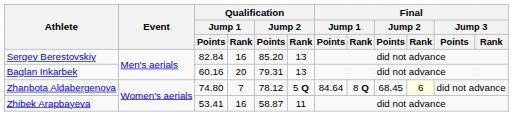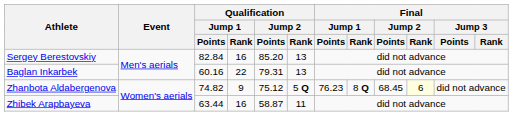(241, 73) 20 -> (241, 73) 22
(211, 88) 74.80 -> (211, 88) 74.82
(241, 88) 7 -> (241, 88) 9
(271, 88) 78.12 -> (271, 88) 75.12
(331, 88) 84.64 -> (331, 88) 76.23
(211, 104) 53.41 -> (211, 104) 63.44
